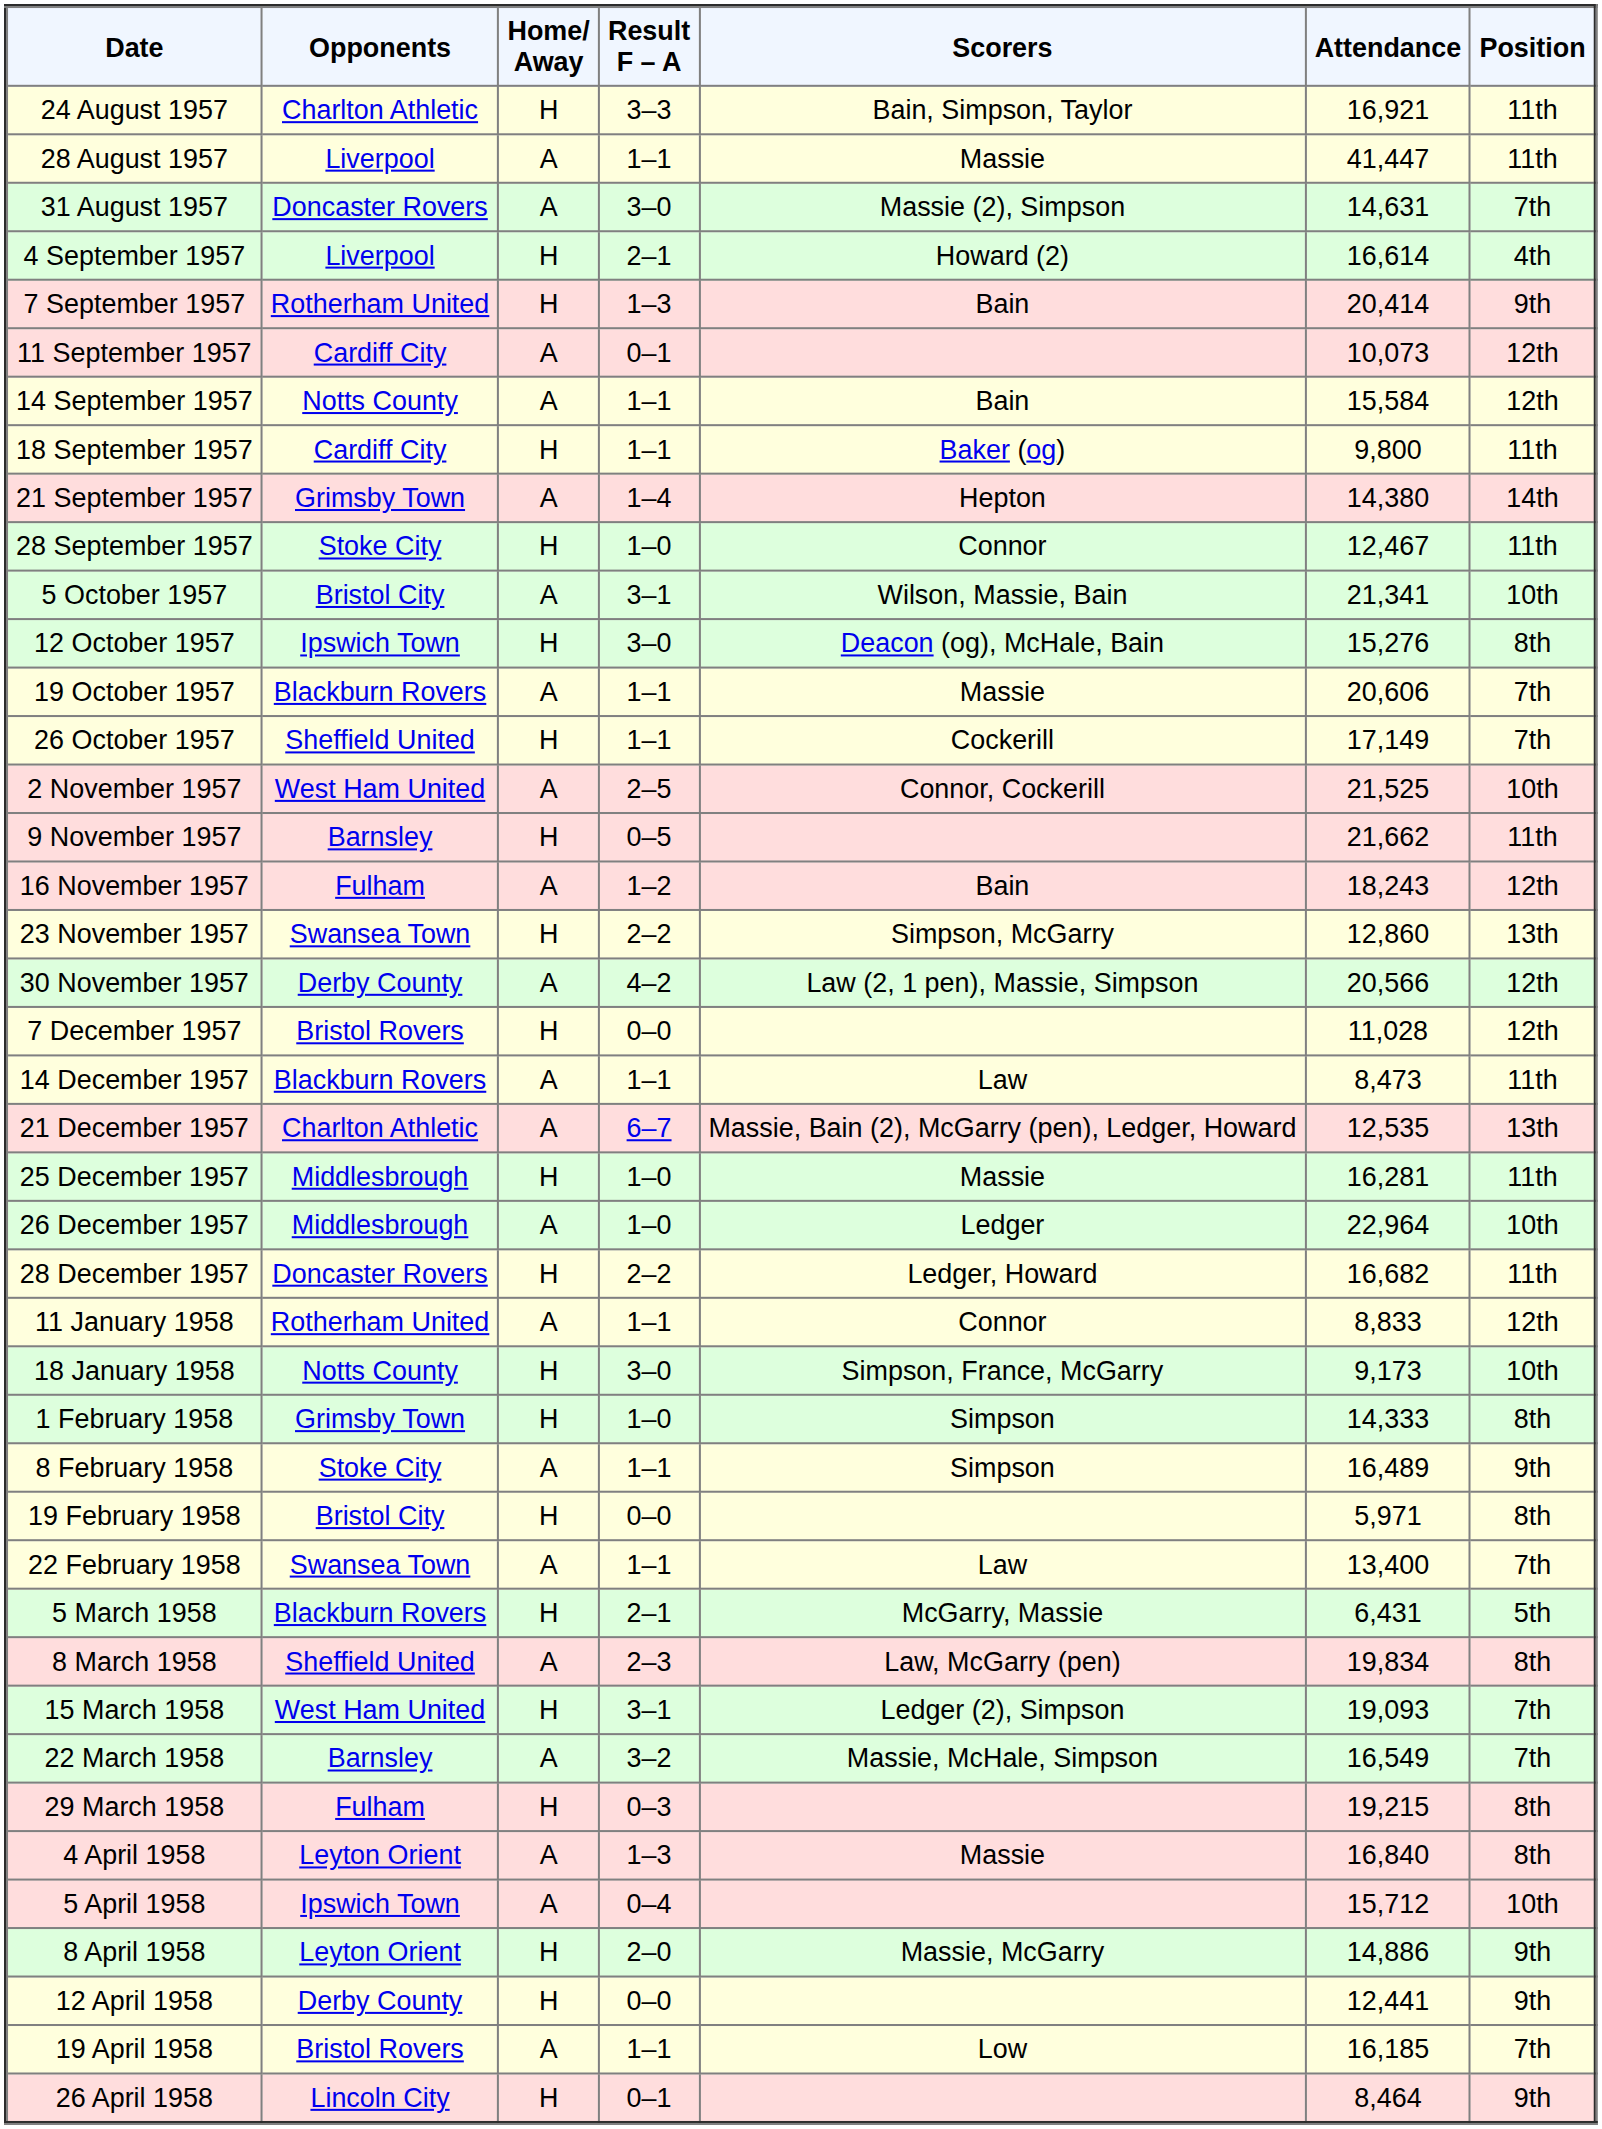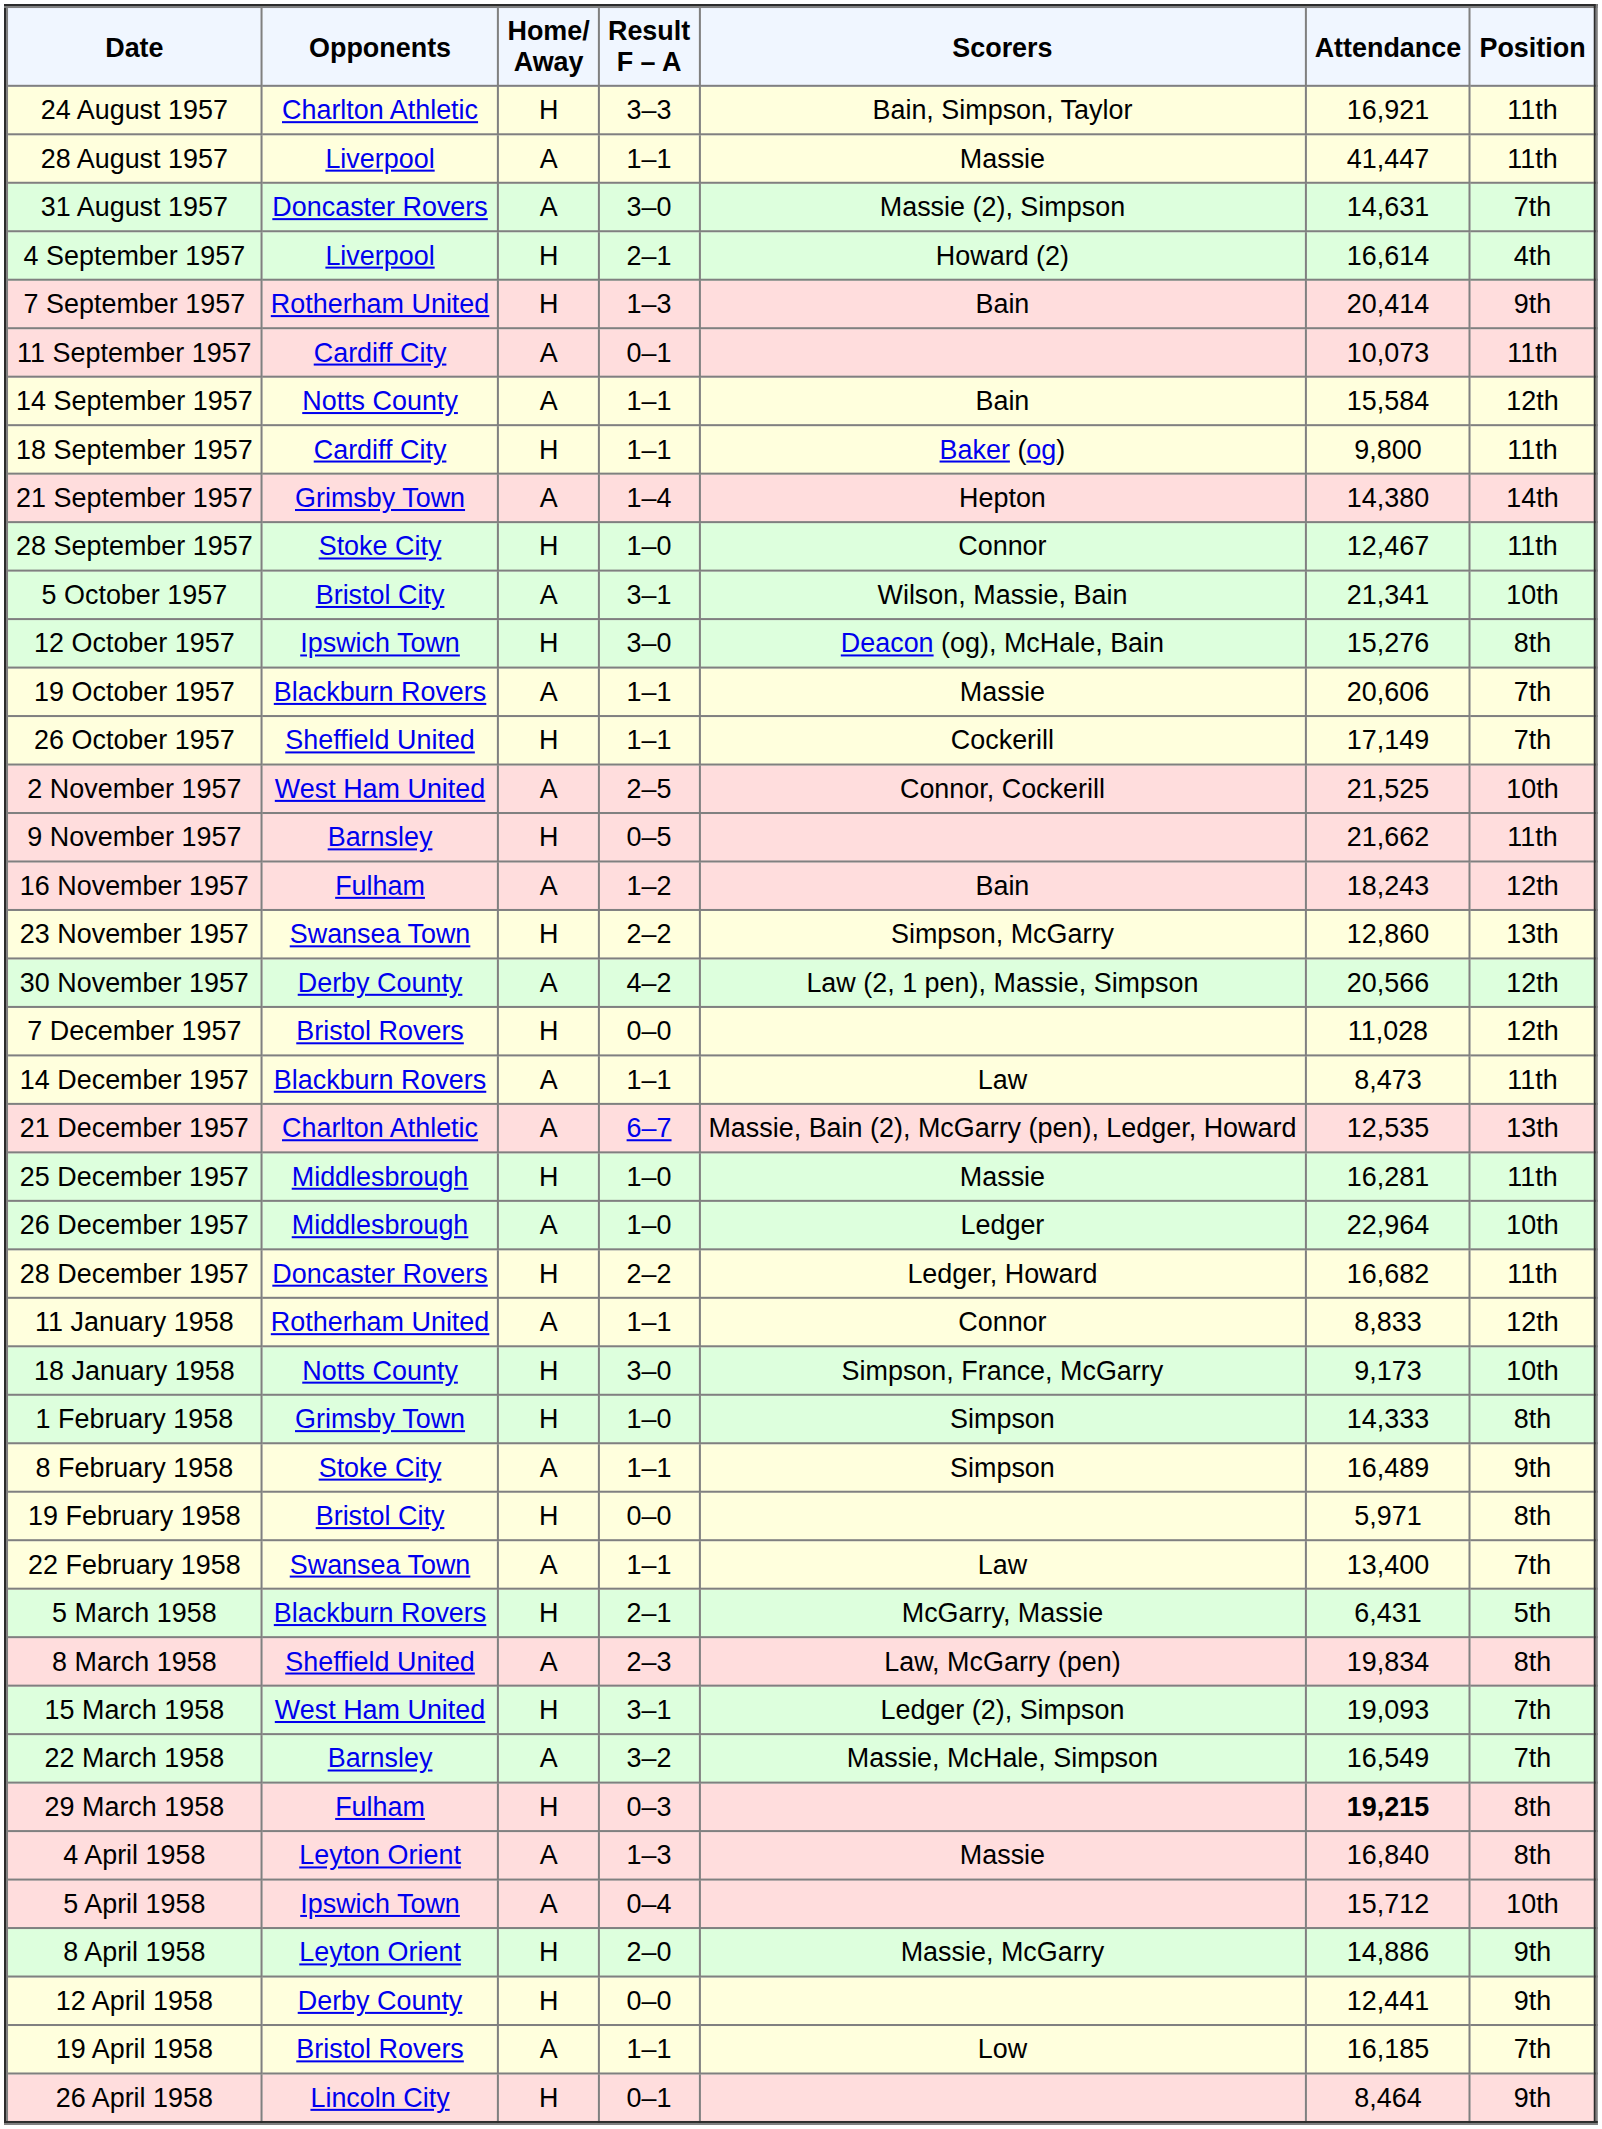(1533, 352) 12th -> (1533, 352) 11th
(1388, 1807) normal -> (1388, 1807) bold
